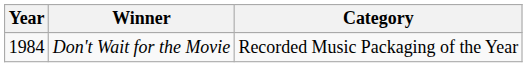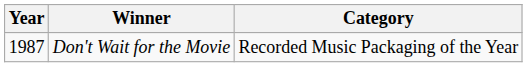(27, 47) 1984 -> (27, 47) 1987
